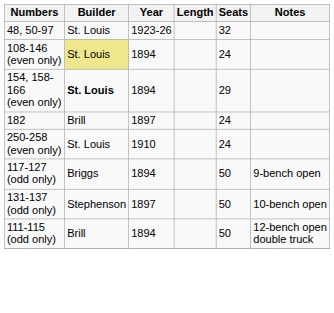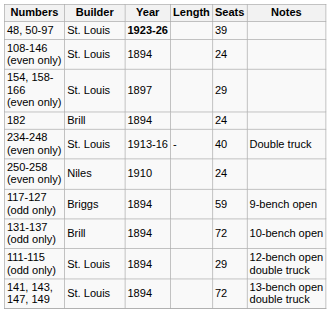(151, 30) normal -> (148, 30) bold
(225, 30) 32 -> (221, 30) 39
(89, 54) khaki background -> (89, 54) no background
(90, 90) bold -> (89, 90) normal
(143, 90) 1894 -> (140, 90) 1897
(143, 120) 1897 -> (140, 120) 1894
+ row: (34, 144)
(89, 144) St. Louis -> (79, 174) Niles
(225, 174) 50 -> (221, 204) 59
(97, 204) Stephenson -> (76, 234) Brill
(143, 204) 1897 -> (140, 234) 1894
(225, 204) 50 -> (221, 234) 72
(76, 234) Brill -> (89, 263) St. Louis
(225, 234) 50 -> (221, 263) 29
+ row: (30, 293)
